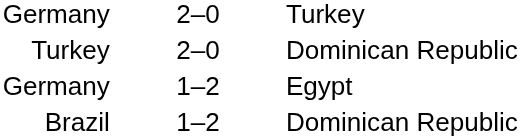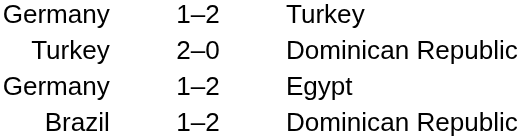(198, 14) 2–0 -> (198, 14) 1–2
